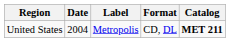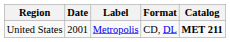(78, 29) 2004 -> (78, 29) 2001
